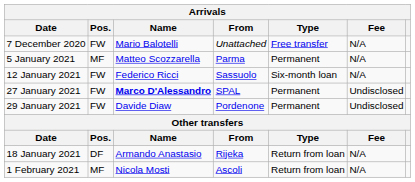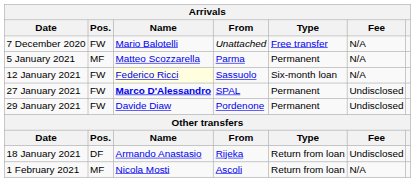(147, 75) no background -> (147, 75) lightyellow background
(358, 153) N/A -> (376, 153) Undisclosed
